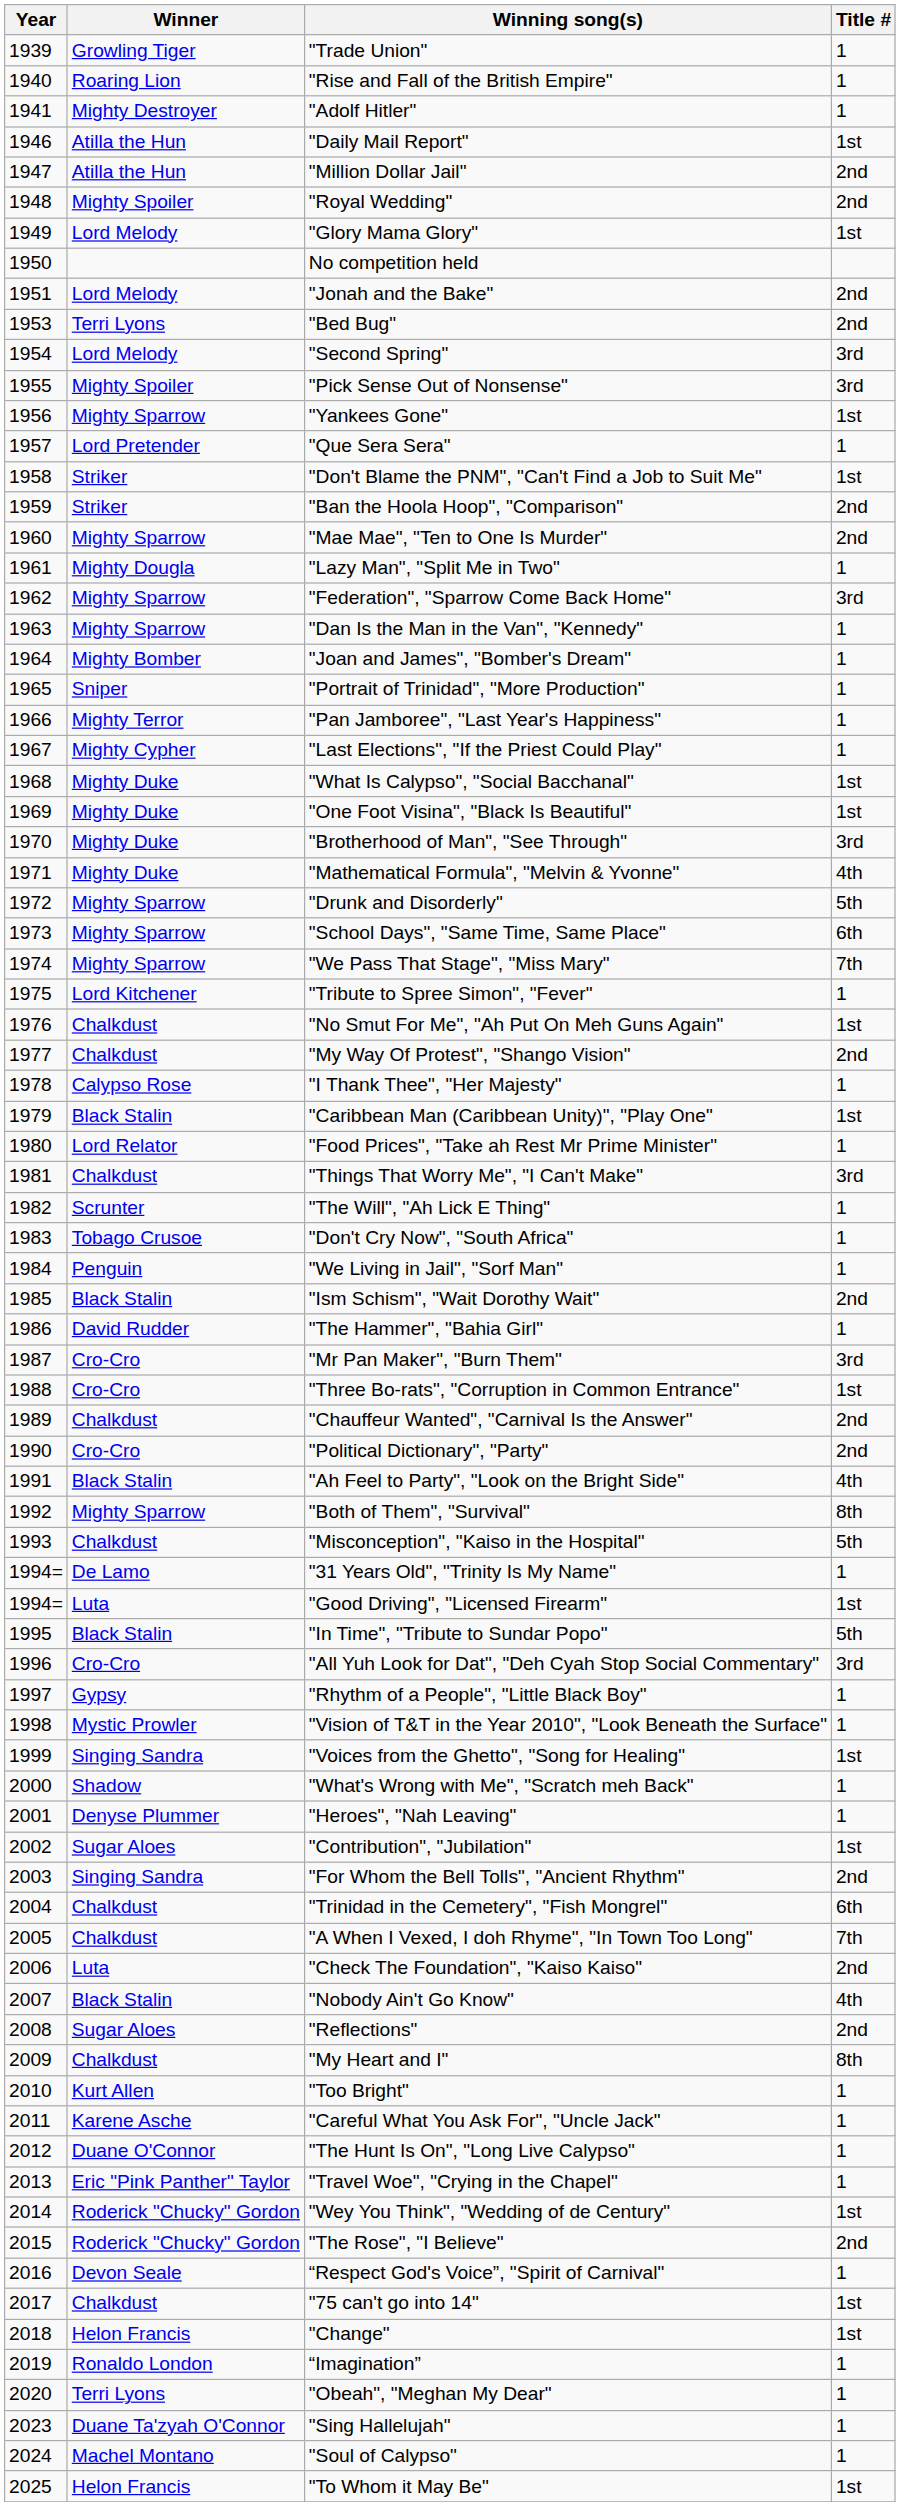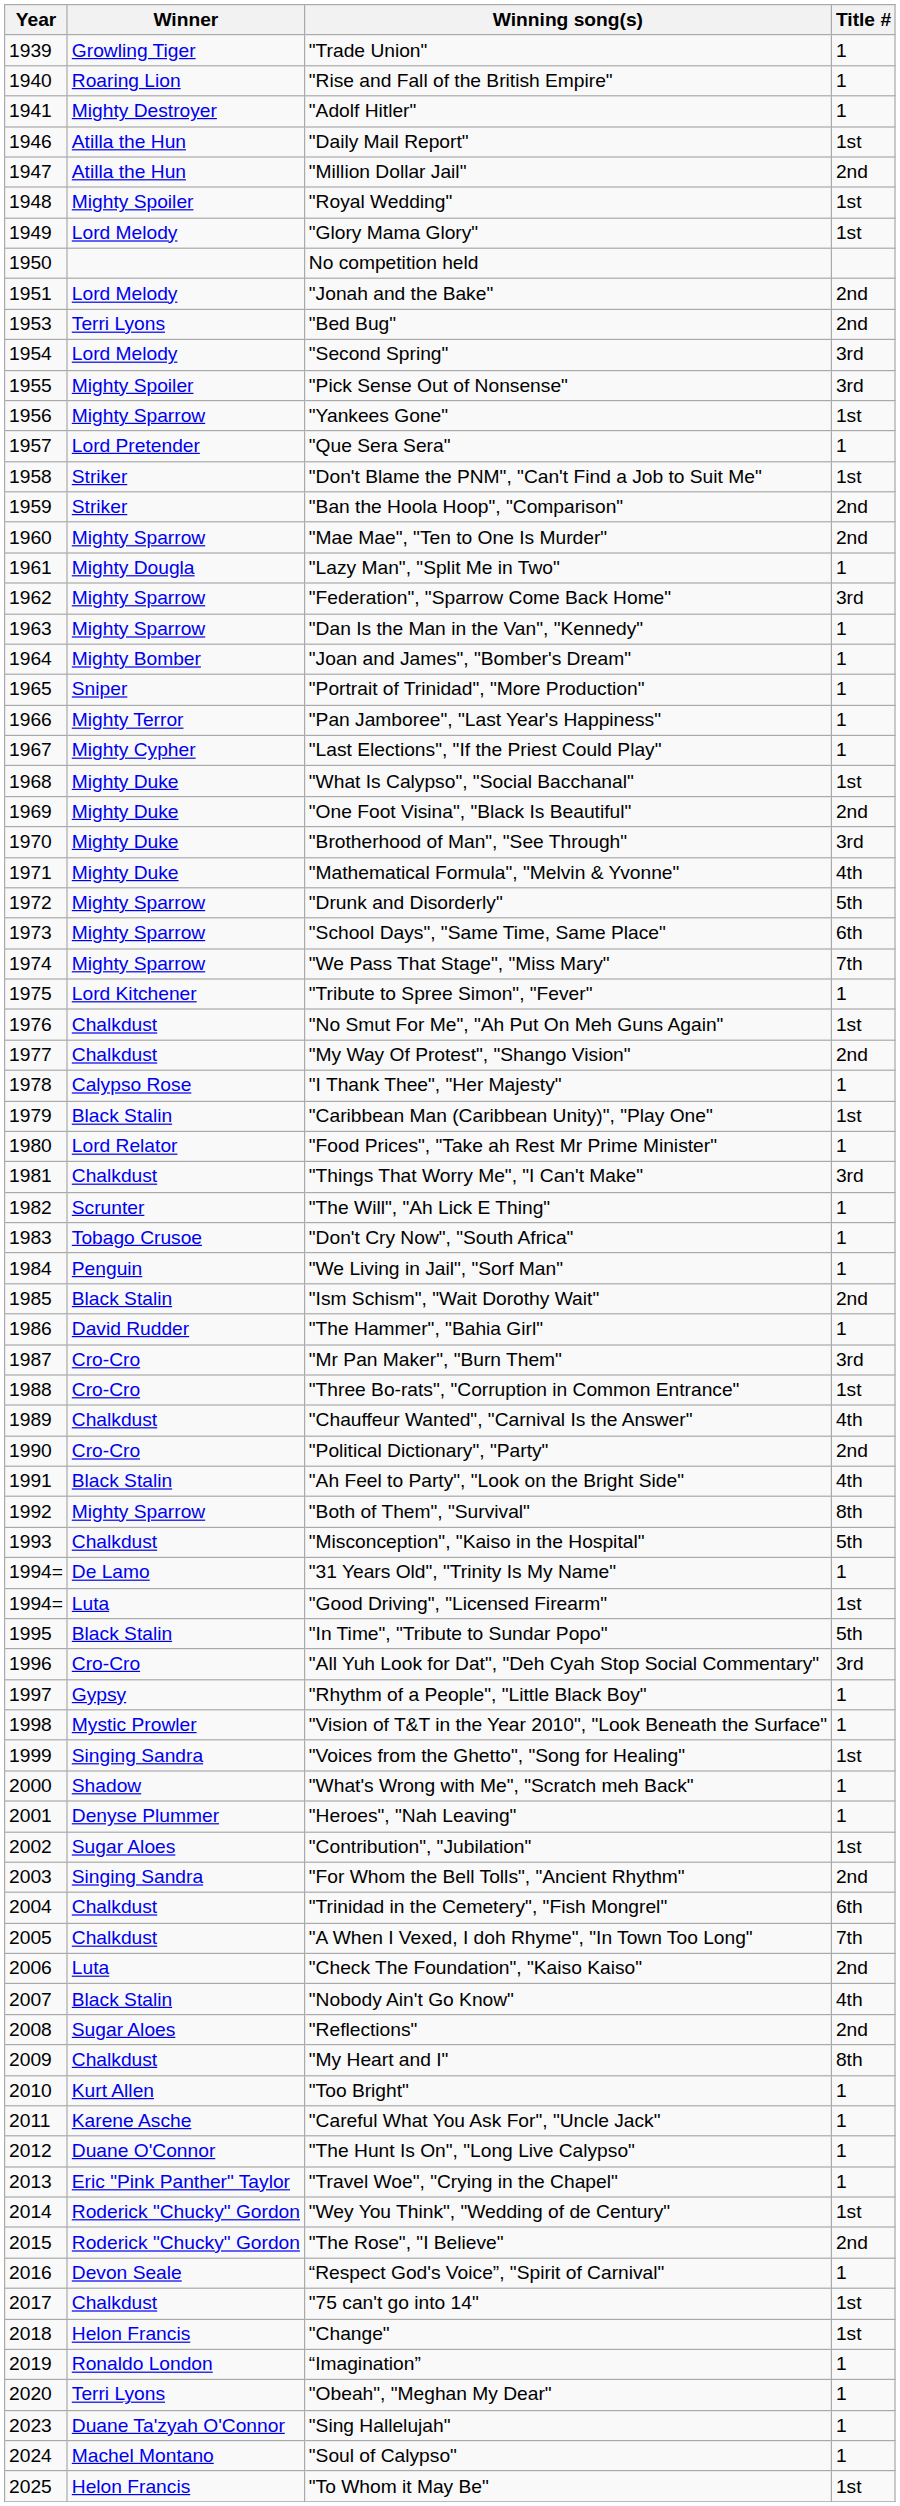(852, 202) 2nd -> (849, 202) 1st
(849, 811) 1st -> (852, 811) 2nd
(852, 1420) 2nd -> (849, 1420) 4th
